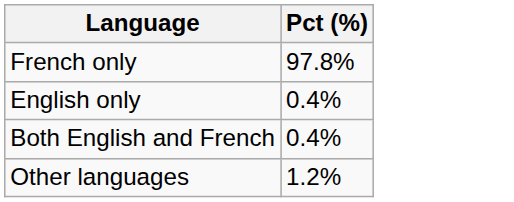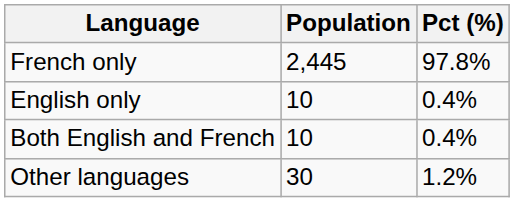+ column: (348, 23)
